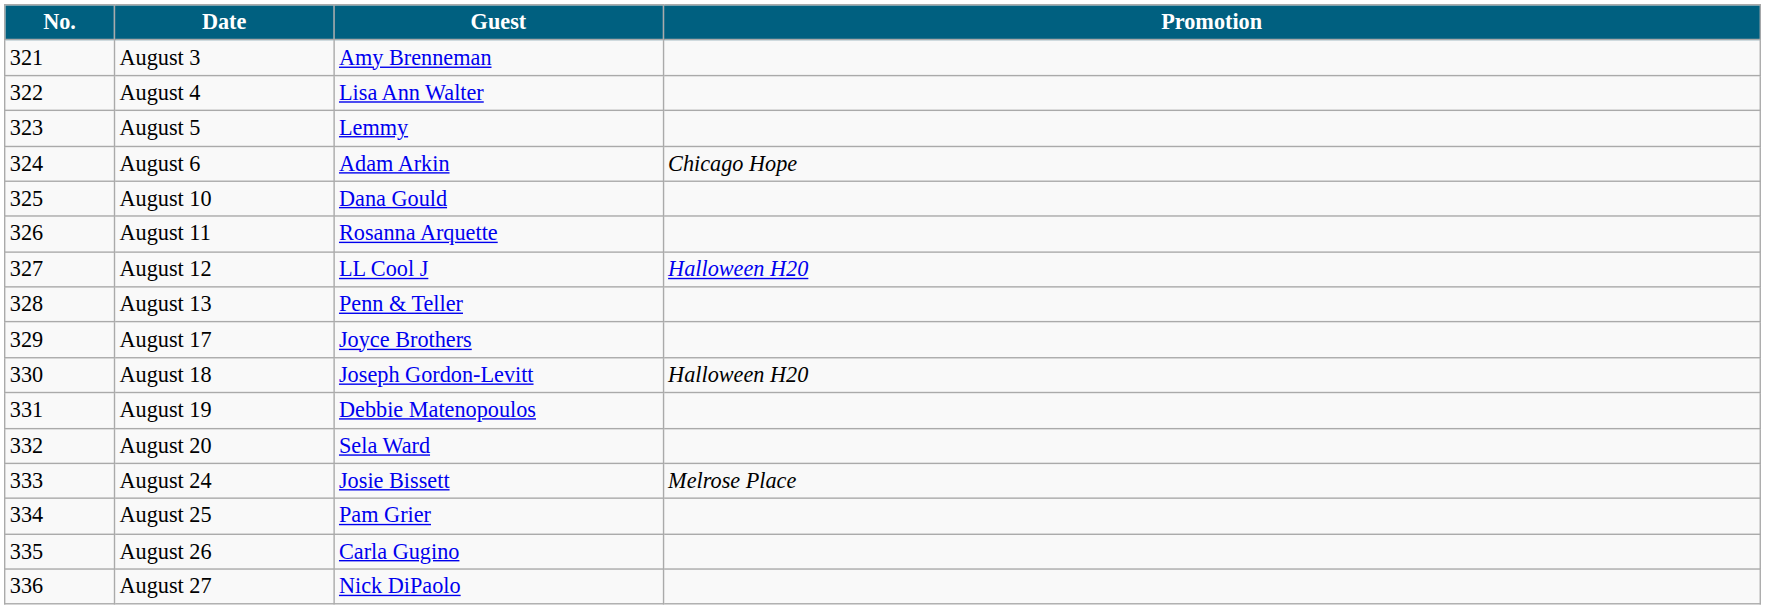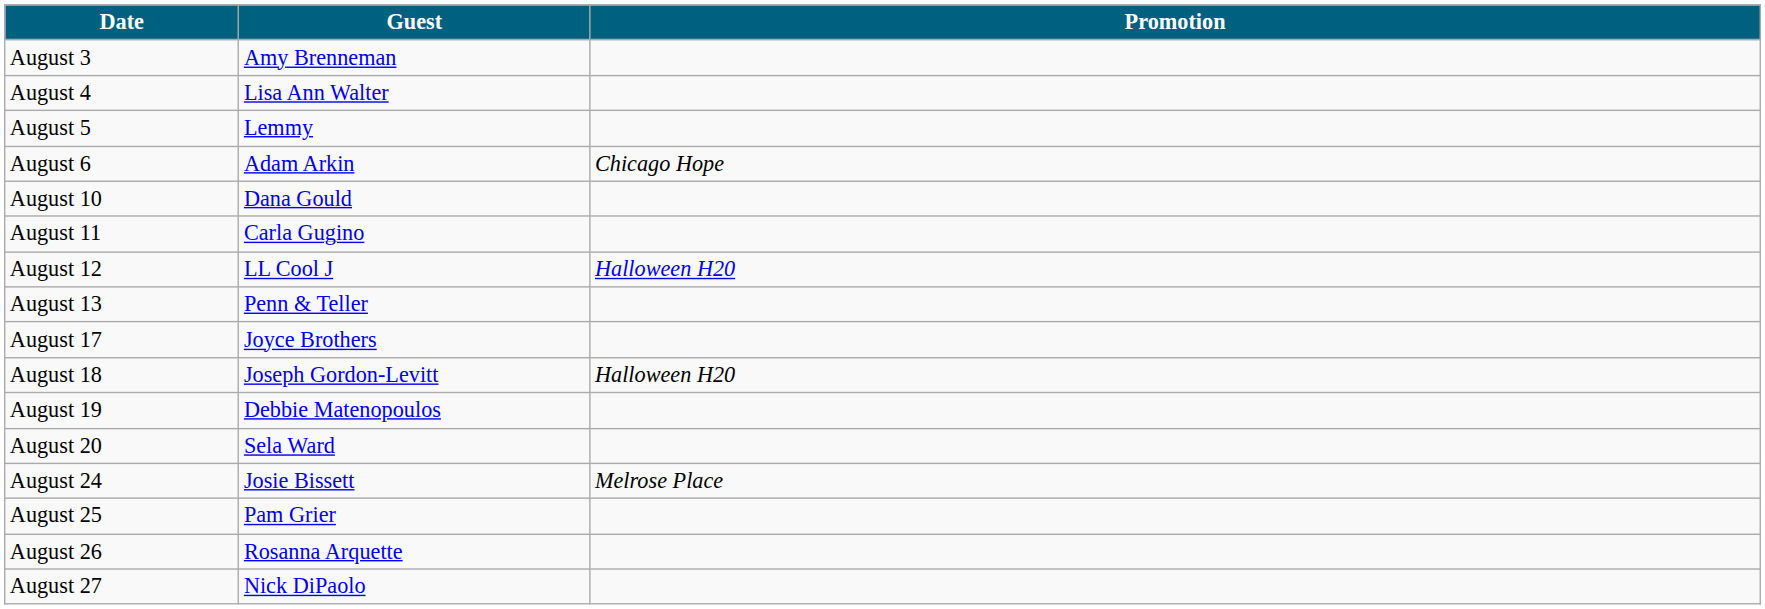- column: (60, 22)
(418, 233) Rosanna Arquette -> (304, 233) Carla Gugino
(399, 551) Carla Gugino -> (323, 551) Rosanna Arquette
